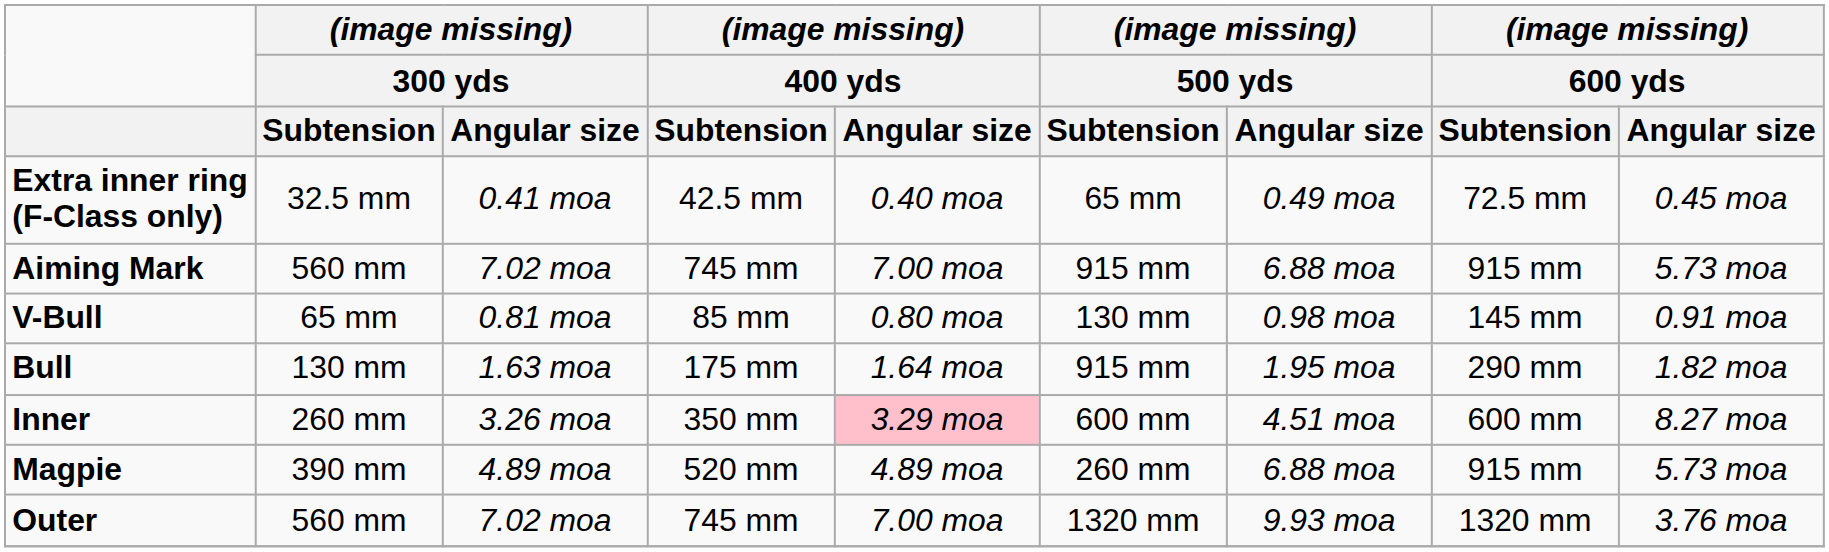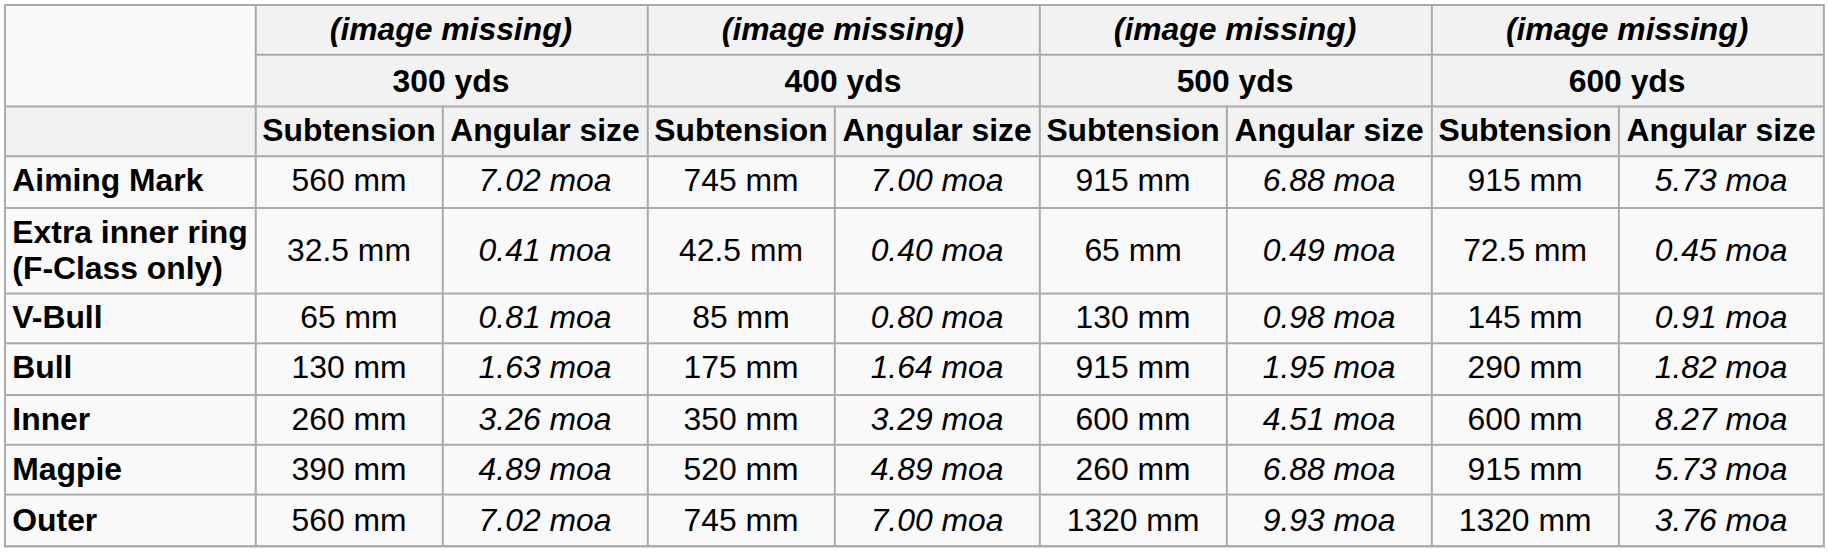rows swapped: (108, 267) <-> (130, 199)
(937, 419) pink background -> (937, 419) no background
